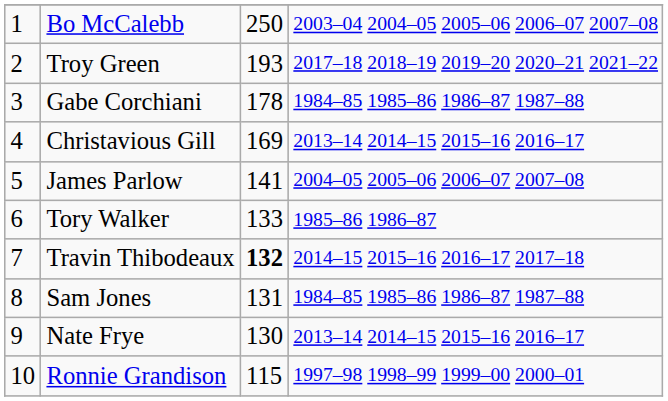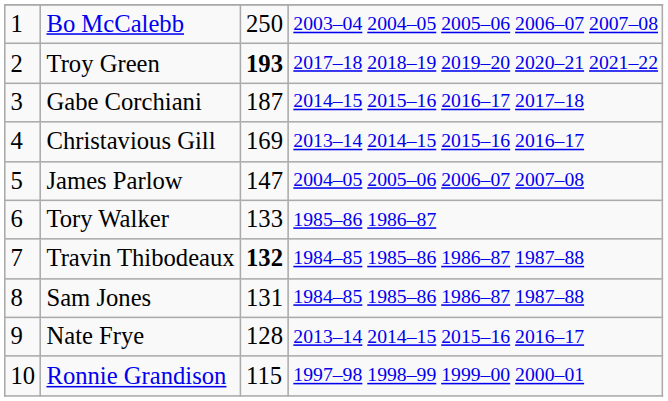(265, 63) normal -> (265, 63) bold
(265, 102) 178 -> (265, 102) 187
(439, 102) 1984–85 1985–86 1986–87 1987–88 -> (439, 102) 2014–15 2015–16 2016–17 2017–18
(265, 180) 141 -> (265, 180) 147
(439, 258) 2014–15 2015–16 2016–17 2017–18 -> (439, 258) 1984–85 1985–86 1986–87 1987–88
(265, 336) 130 -> (265, 336) 128
